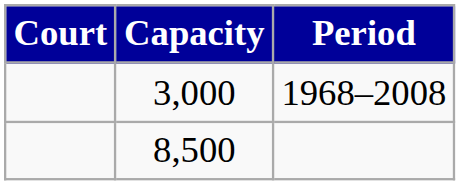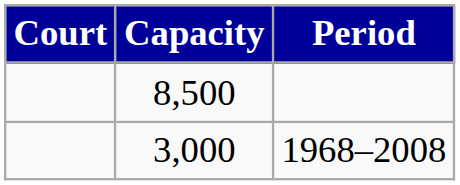rows swapped: (194, 91) <-> (194, 149)
